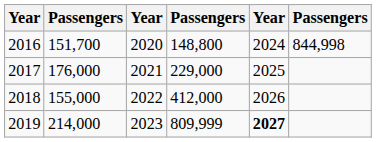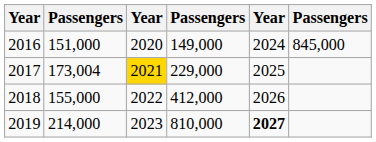(74, 44) 151,700 -> (74, 44) 151,000
(196, 44) 148,800 -> (196, 44) 149,000
(319, 44) 844,998 -> (319, 44) 845,000
(74, 71) 176,000 -> (74, 71) 173,004
(147, 71) no background -> (147, 71) gold background
(196, 124) 809,999 -> (196, 124) 810,000
